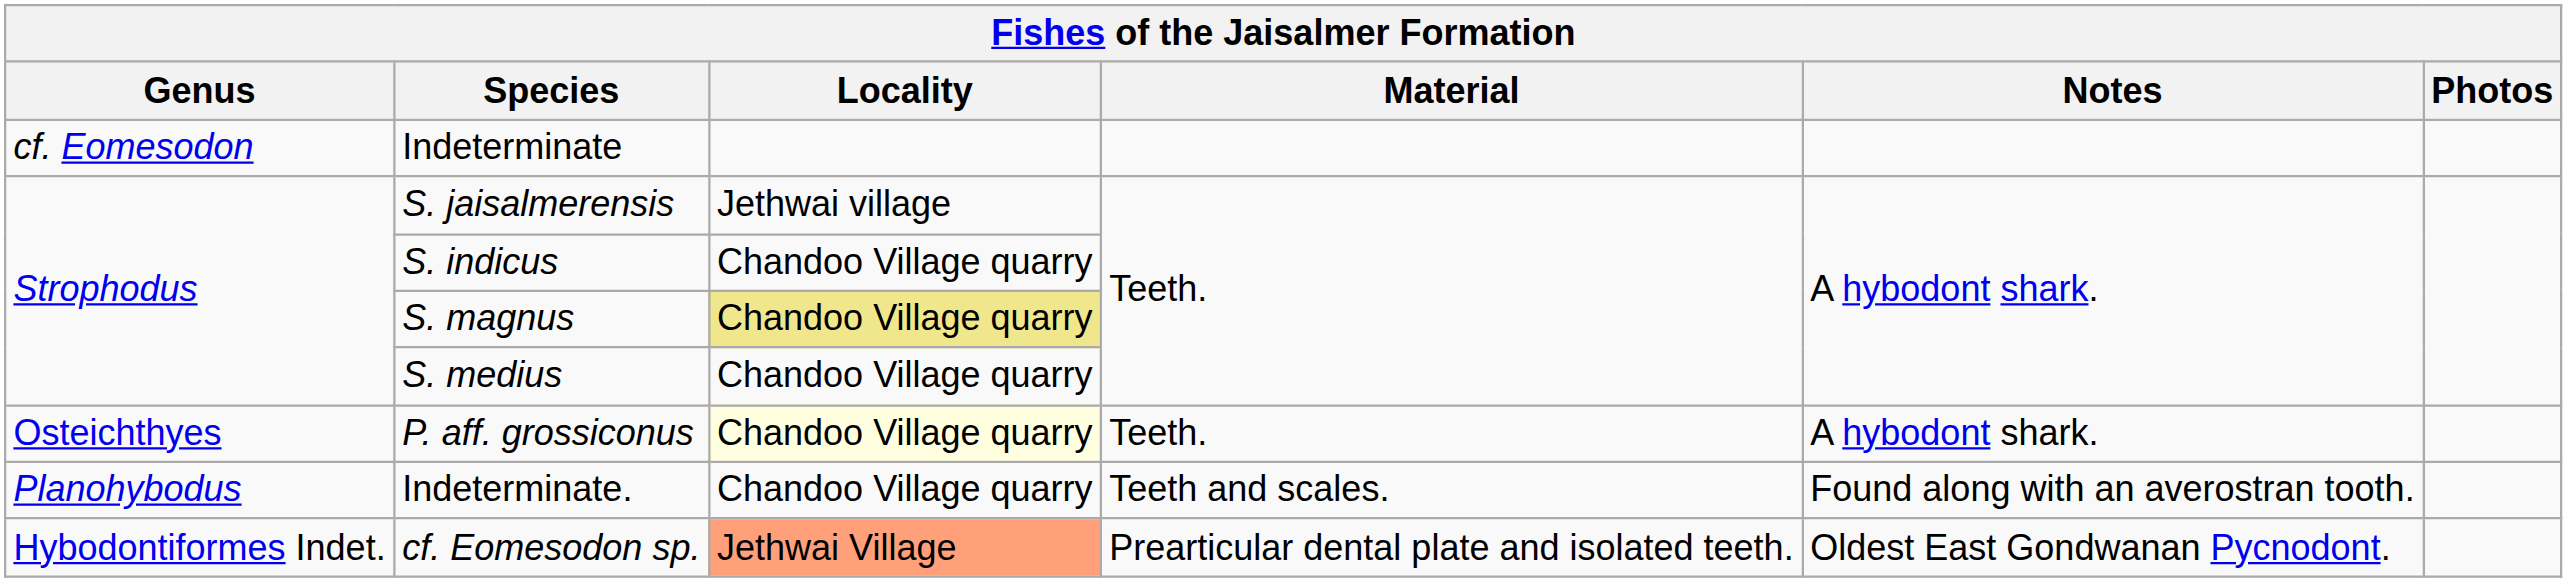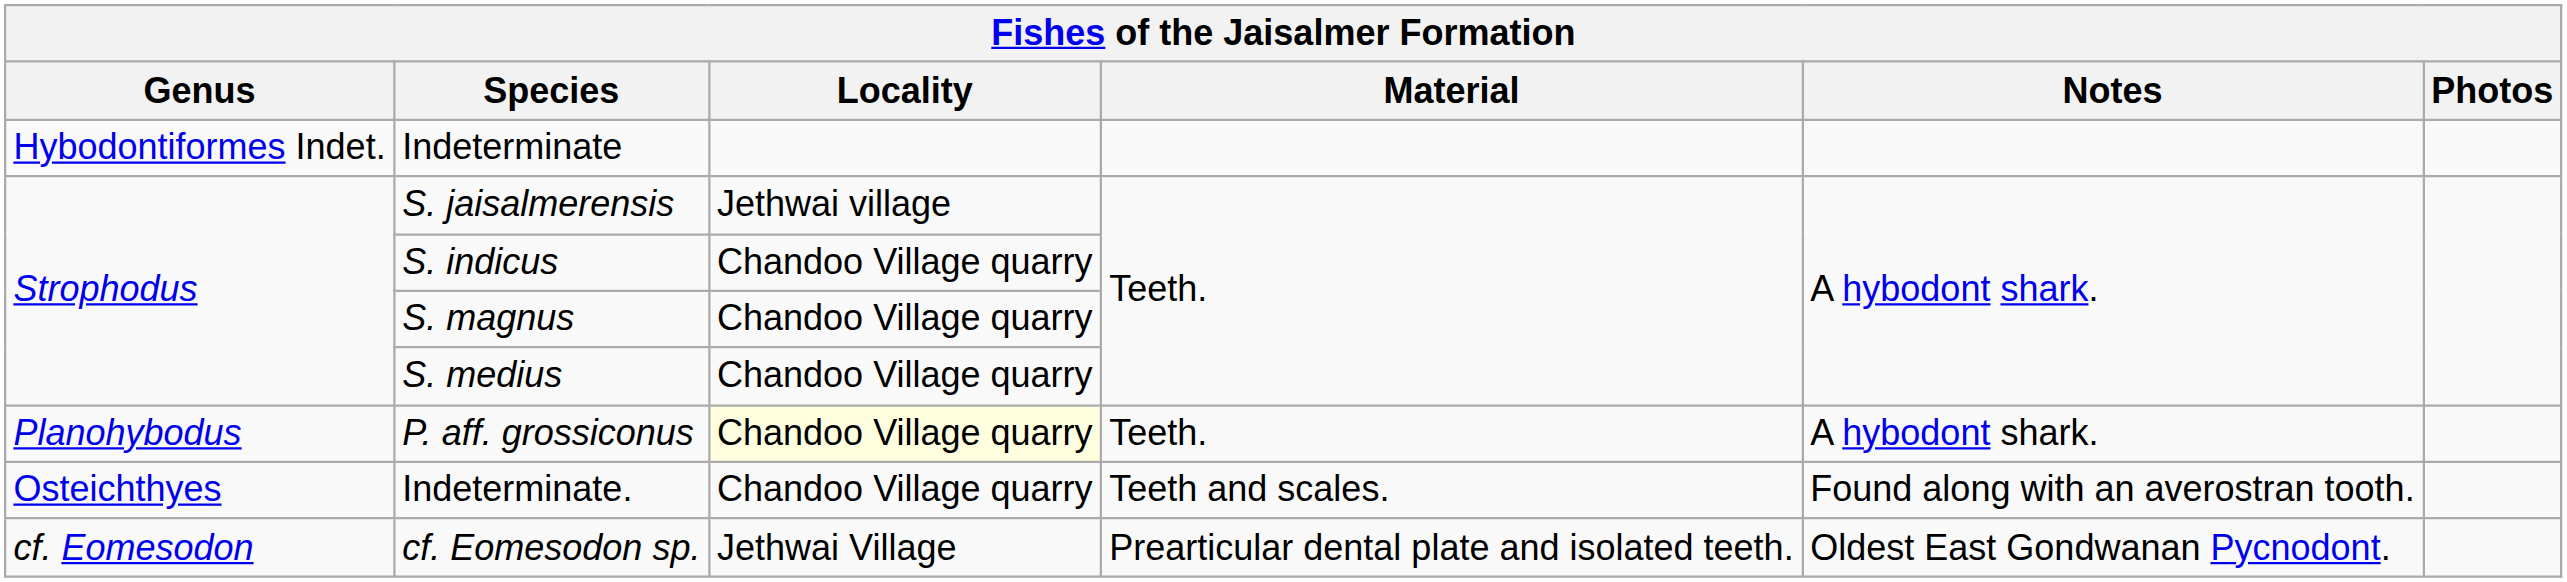(133, 147) cf. Eomesodon -> (200, 147) Hybodontiformes Indet.
(905, 318) khaki background -> (905, 318) no background
(117, 432) Osteichthyes -> (128, 432) Planohybodus
(128, 489) Planohybodus -> (117, 489) Osteichthyes
(200, 546) Hybodontiformes Indet. -> (133, 546) cf. Eomesodon
(837, 546) lightsalmon background -> (837, 546) no background
